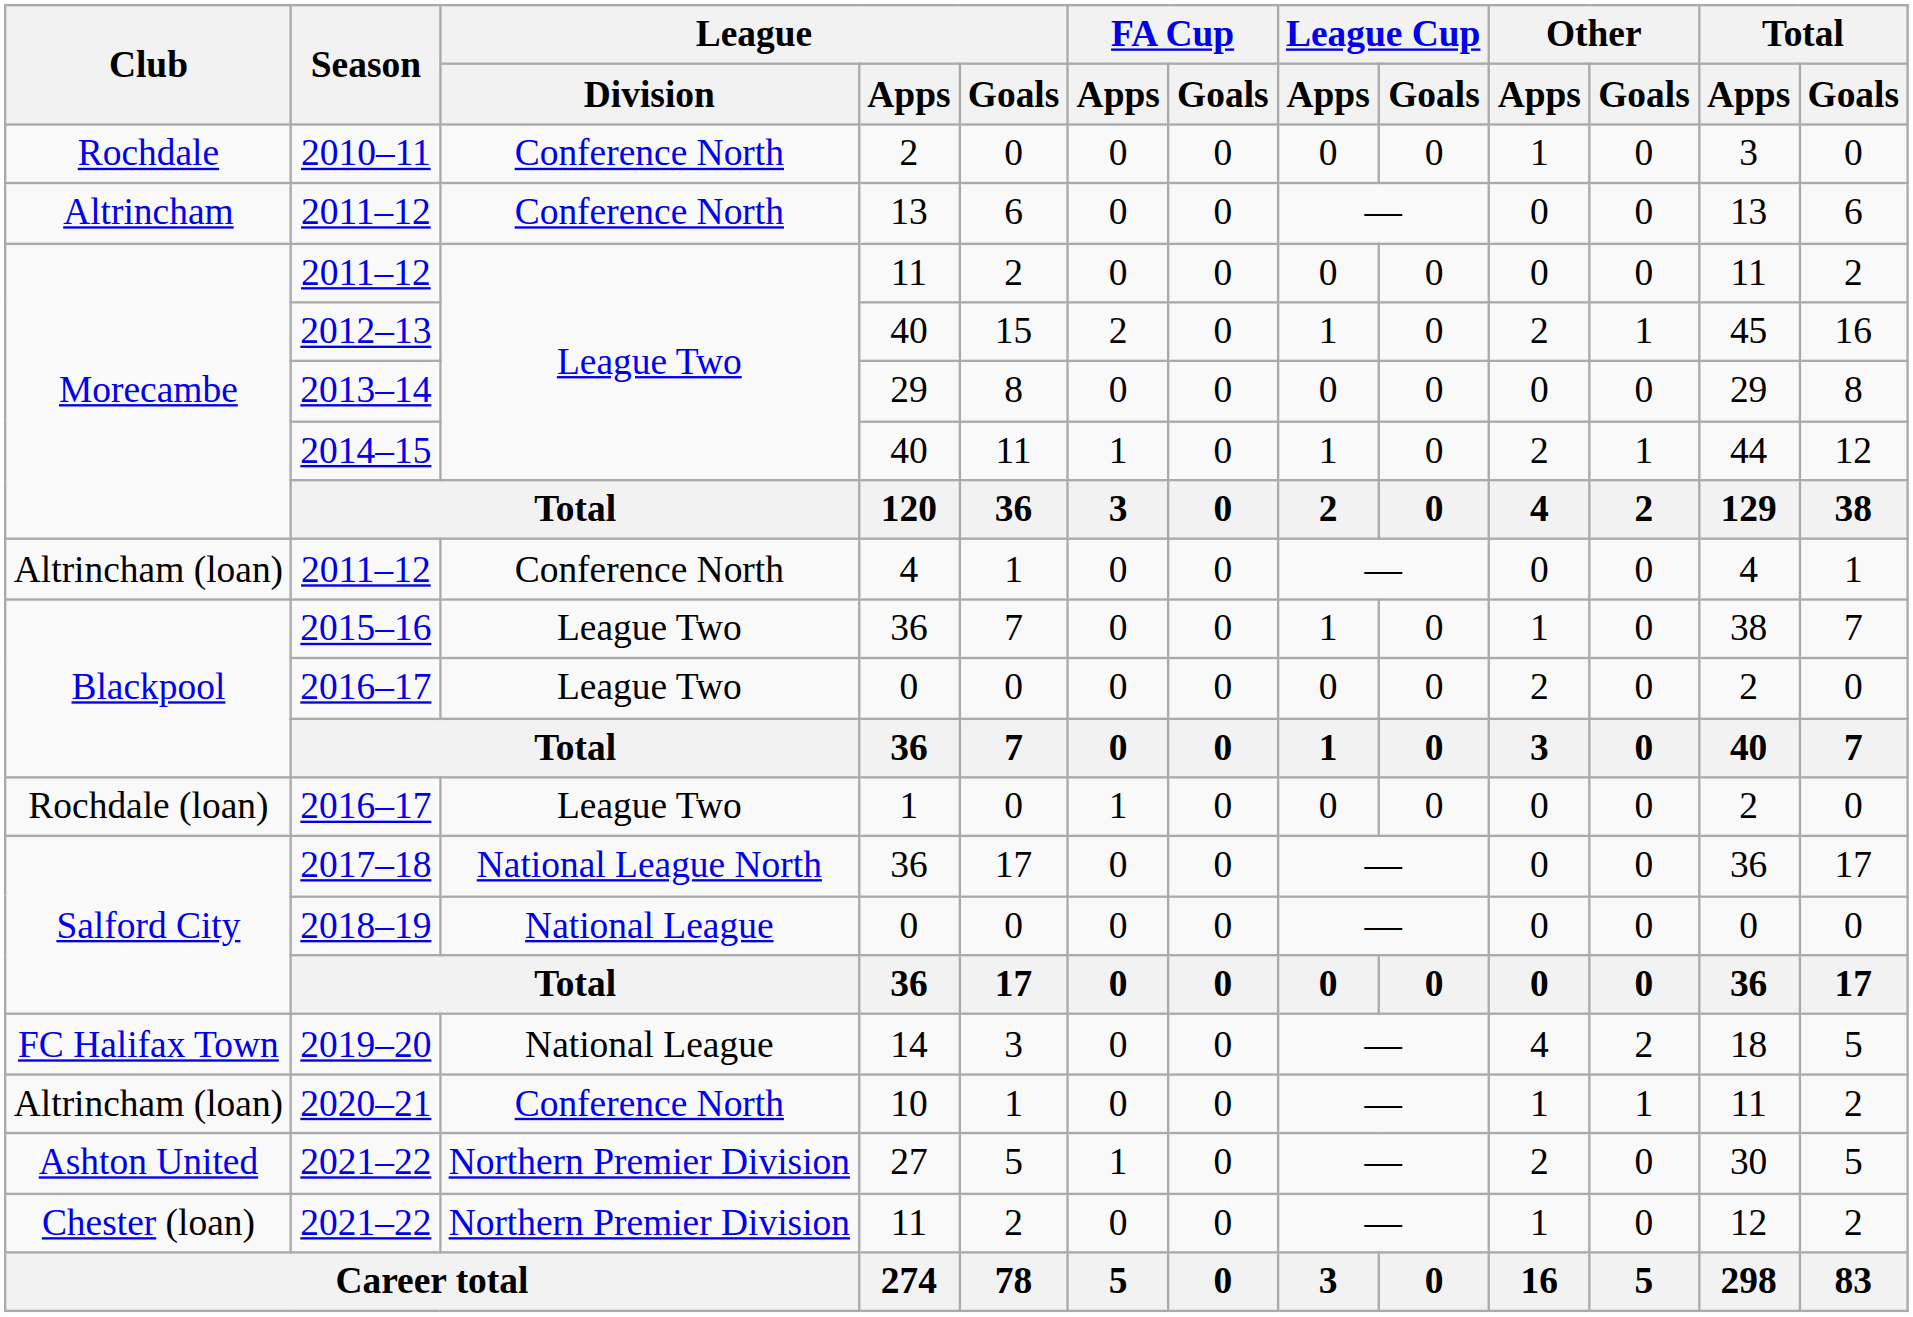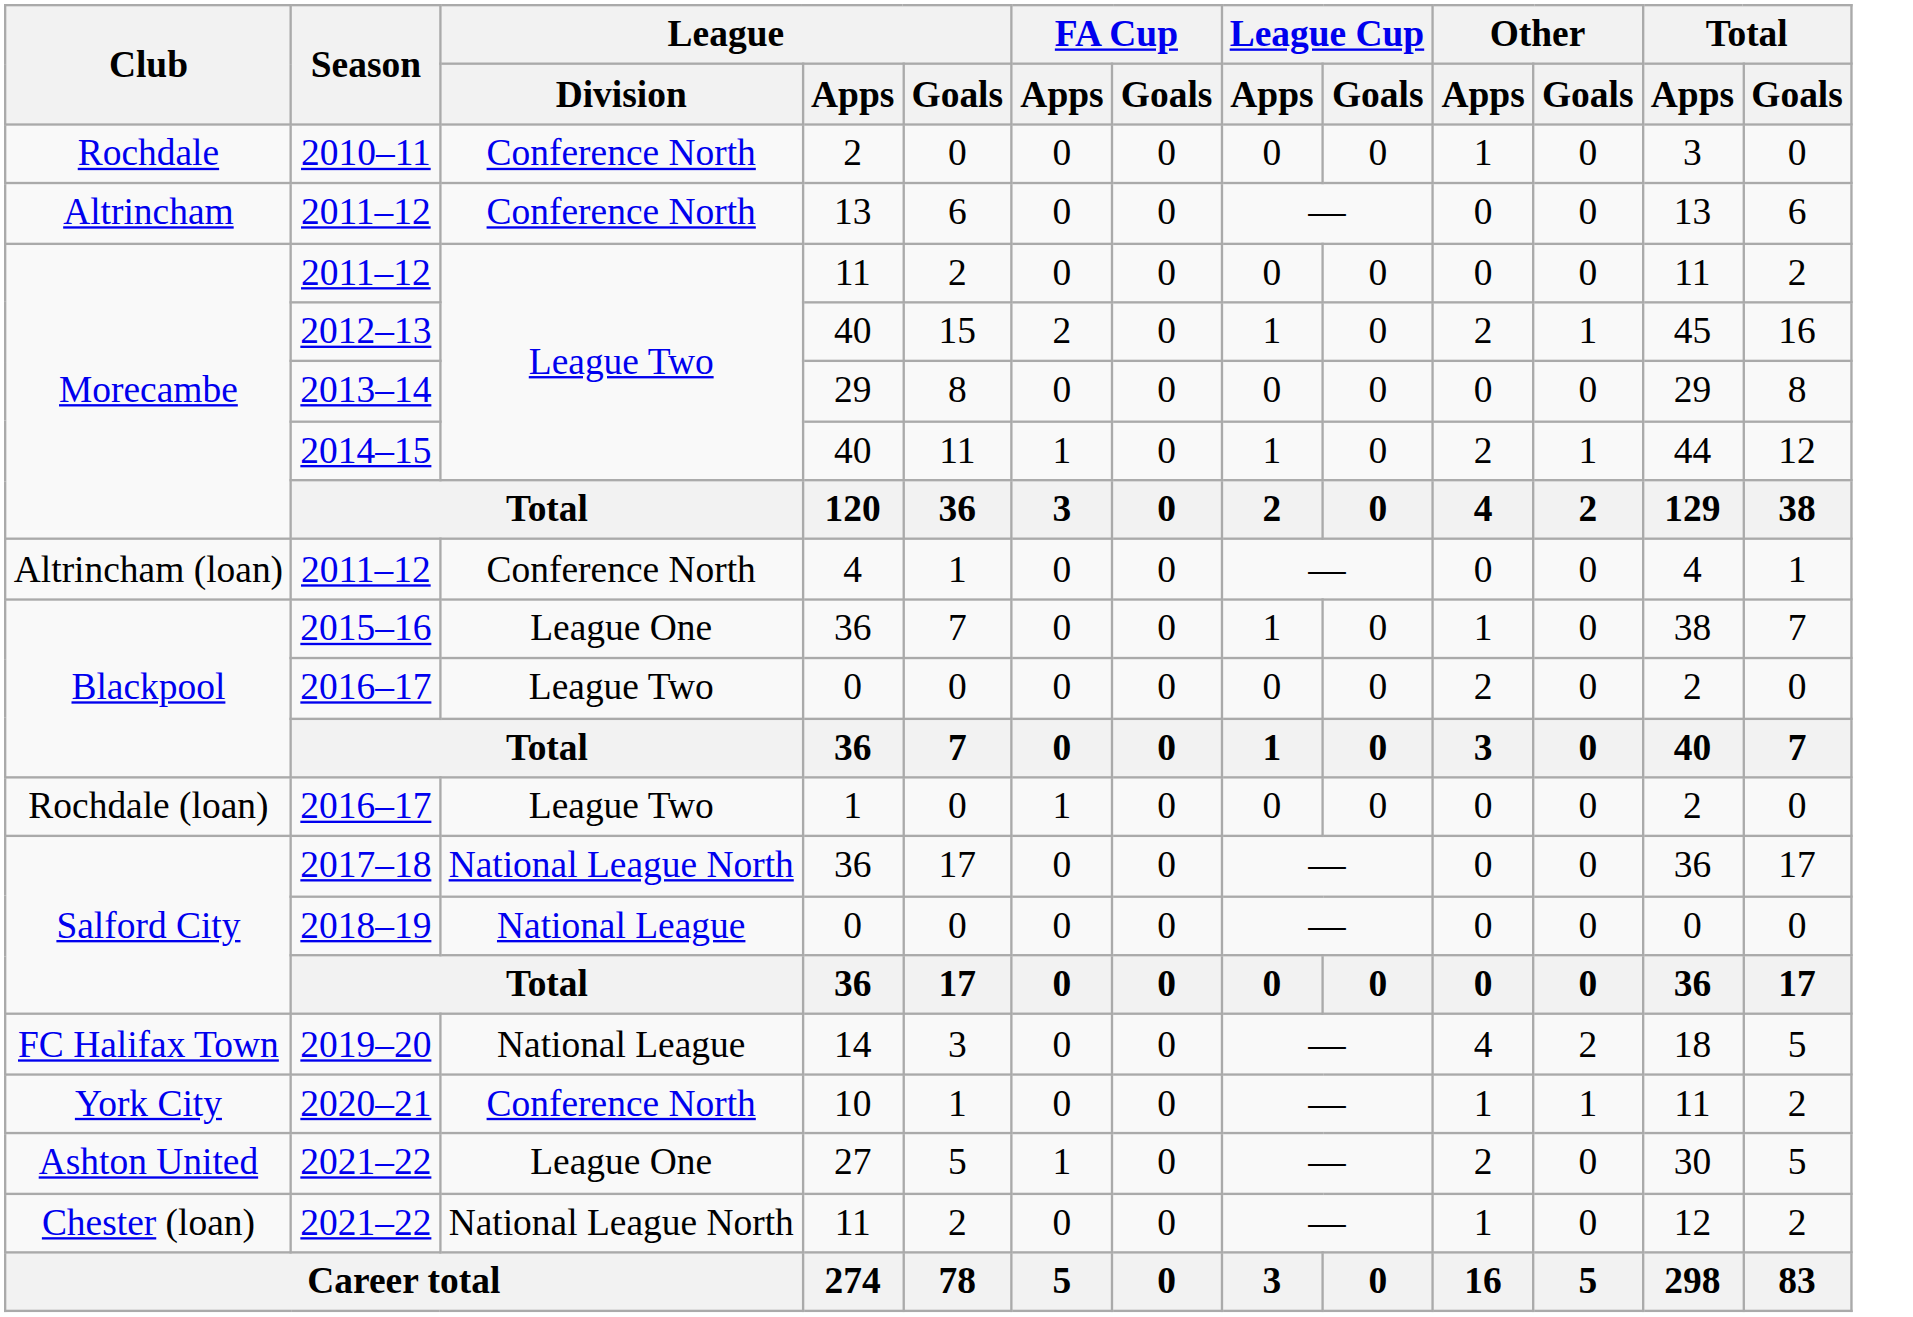(649, 627) League Two -> (621, 627) League One
(148, 1102) Altrincham (loan) -> (148, 1102) York City
(649, 1162) Northern Premier Division -> (621, 1162) League One
(649, 1221) Northern Premier Division -> (621, 1221) National League North
